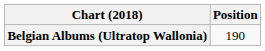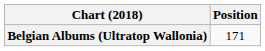(235, 35) 190 -> (235, 35) 171
